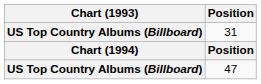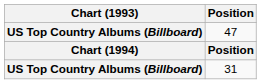rows swapped: (231, 69) <-> (231, 32)
